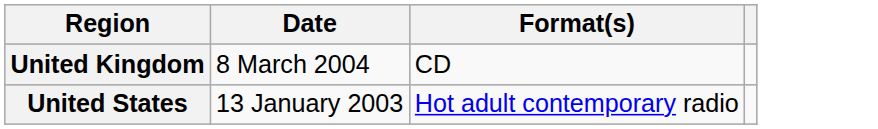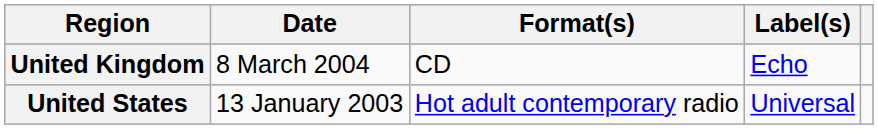+ column: (803, 24)
